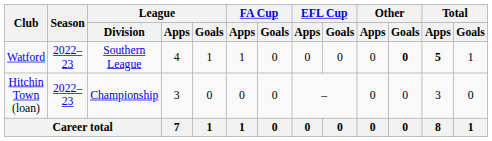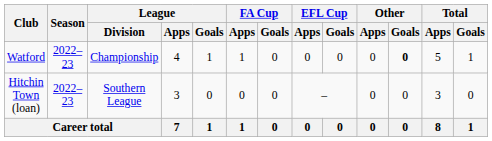(124, 57) Southern League -> (124, 57) Championship
(438, 57) bold -> (438, 57) normal
(124, 95) Championship -> (124, 95) Southern League
